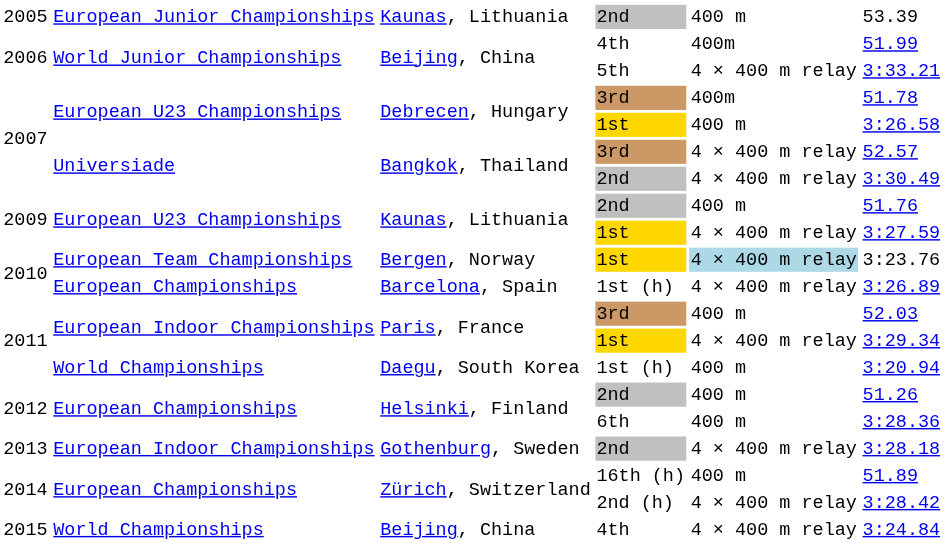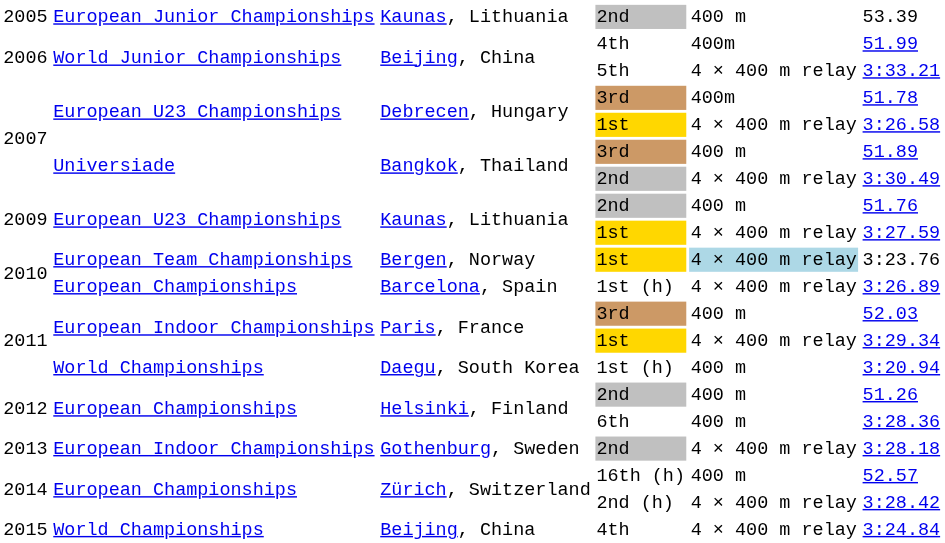(718, 125) 400 m -> (774, 125) 4 × 400 m relay
(774, 152) 4 × 400 m relay -> (718, 152) 400 m
(890, 152) 52.57 -> (890, 152) 51.89
(890, 476) 51.89 -> (890, 476) 52.57
